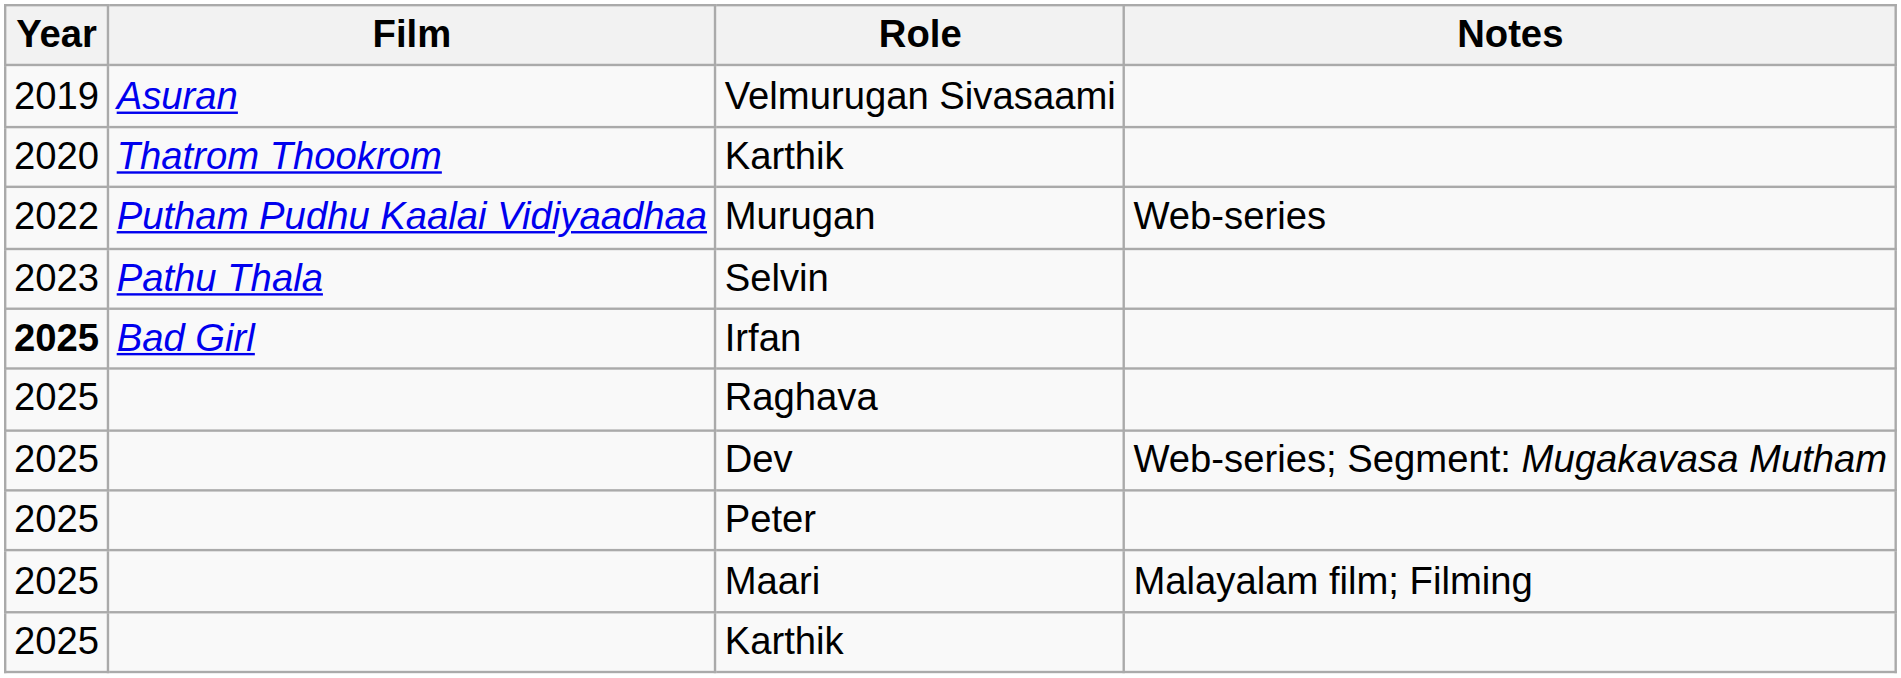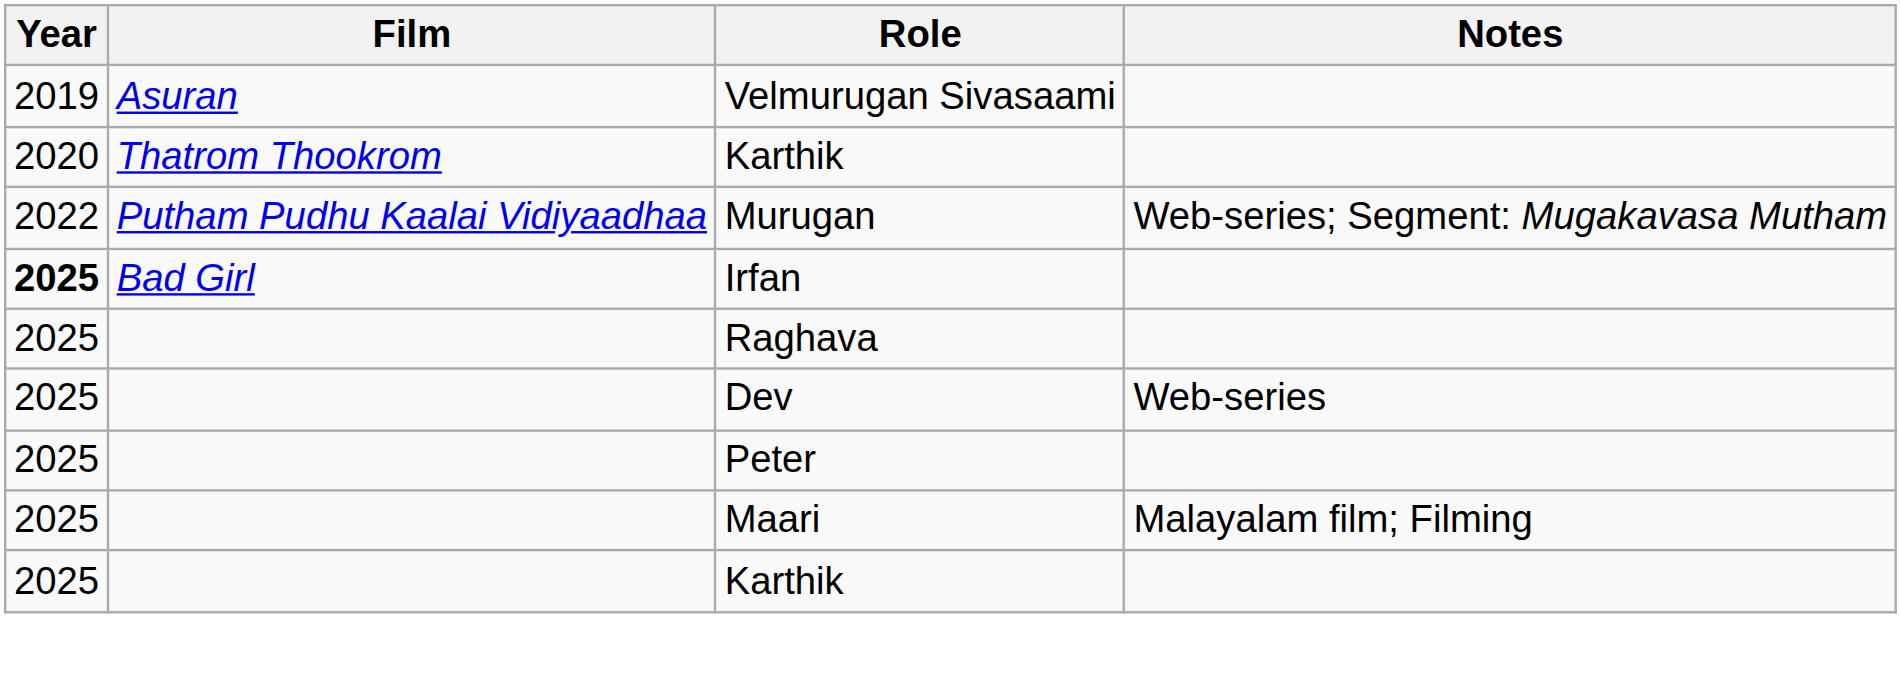(1230, 216) Web-series -> (1510, 216) Web-series; Segment: Mugakavasa Mutham
- row: (220, 277)
(1510, 459) Web-series; Segment: Mugakavasa Mutham -> (1230, 398) Web-series
